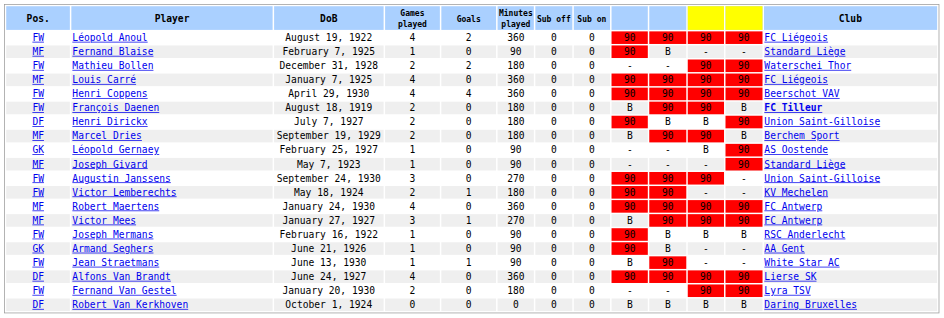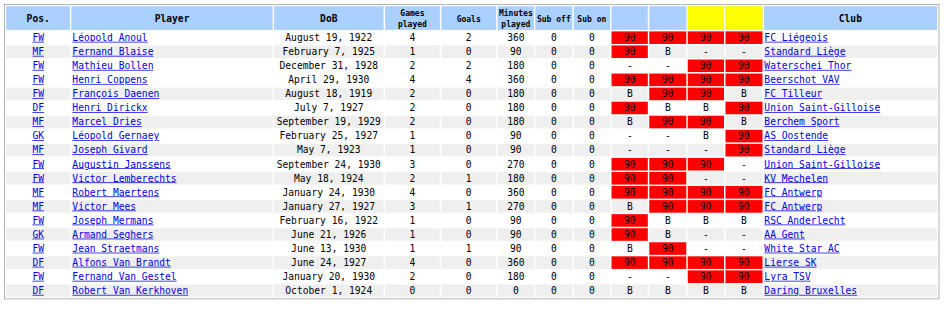- row: (104, 80)
(793, 108) bold -> (793, 94) normal
